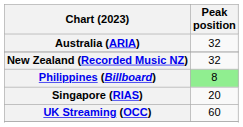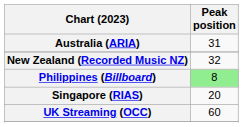(214, 43) 32 -> (214, 43) 31
